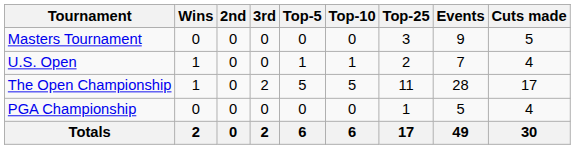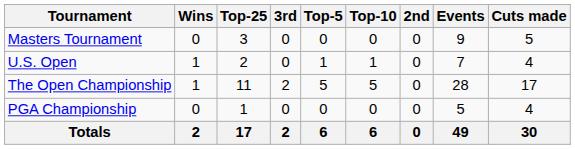columns swapped: (233, 16) <-> (406, 16)
